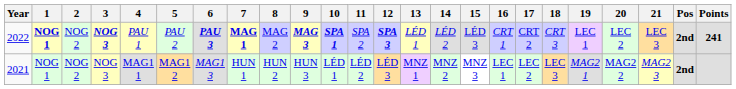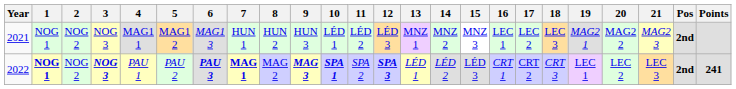rows swapped: (18, 68) <-> (18, 37)
